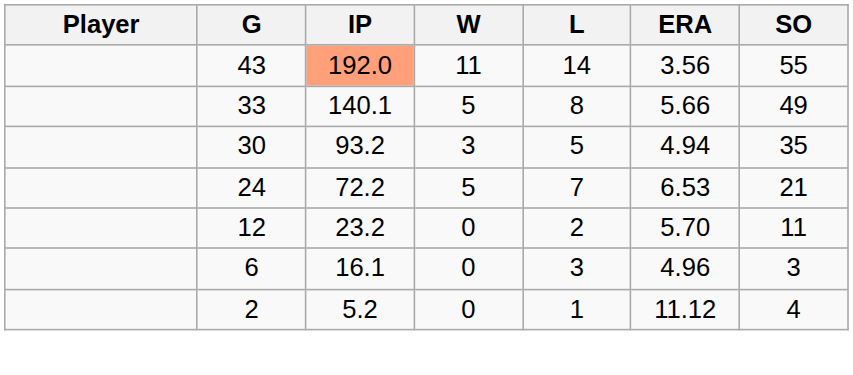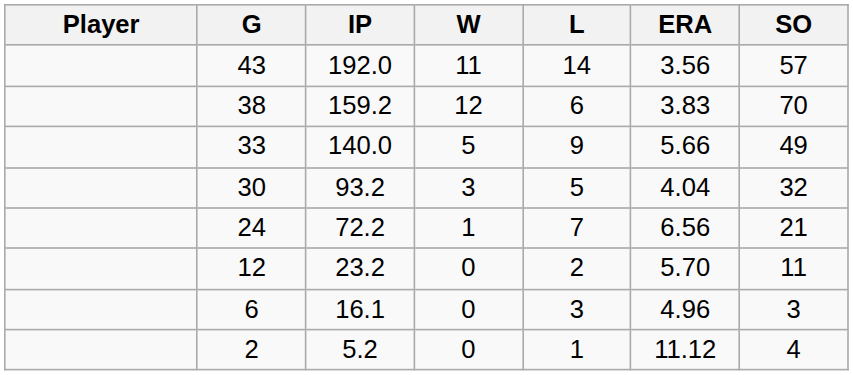(360, 65) lightsalmon background -> (360, 65) no background
(794, 65) 55 -> (794, 65) 57
+ row: (252, 106)
(360, 106) 140.1 -> (360, 146) 140.0
(577, 106) 8 -> (577, 146) 9
(685, 146) 4.94 -> (685, 187) 4.04
(794, 146) 35 -> (794, 187) 32
(468, 187) 5 -> (468, 227) 1
(685, 187) 6.53 -> (685, 227) 6.56
